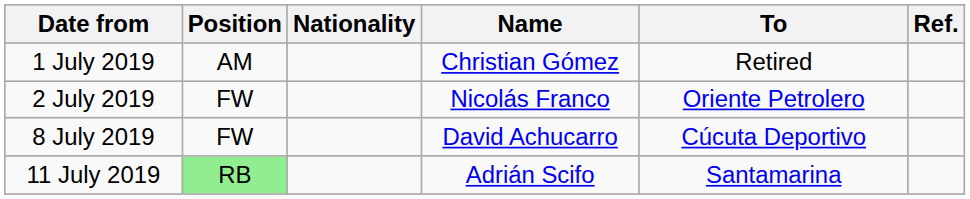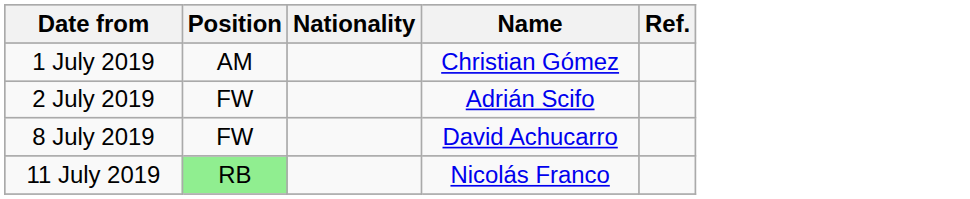- column: (774, 24)
(530, 100) Nicolás Franco -> (530, 100) Adrián Scifo
(530, 175) Adrián Scifo -> (530, 175) Nicolás Franco
